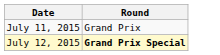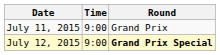+ column: (96, 12)
